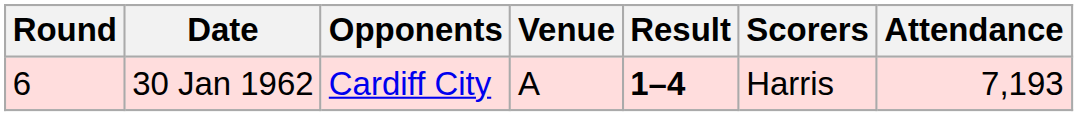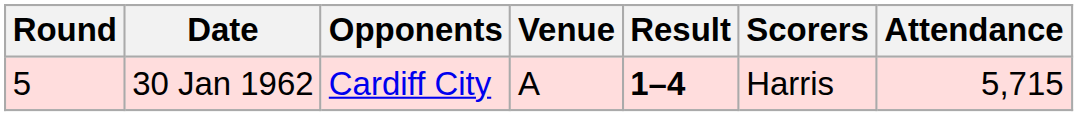(22, 82) 6 -> (22, 82) 5
(1022, 82) 7,193 -> (1022, 82) 5,715
